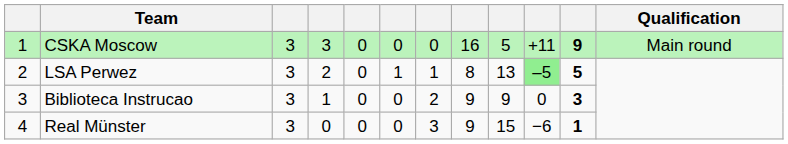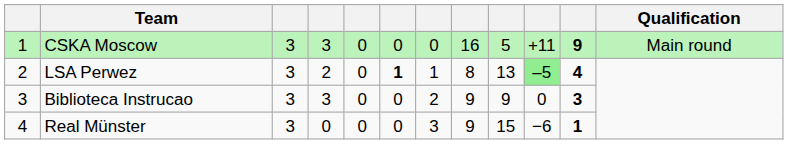(398, 72) normal -> (398, 72) bold
(578, 72) 5 -> (578, 72) 4
(326, 99) 1 -> (326, 99) 3
